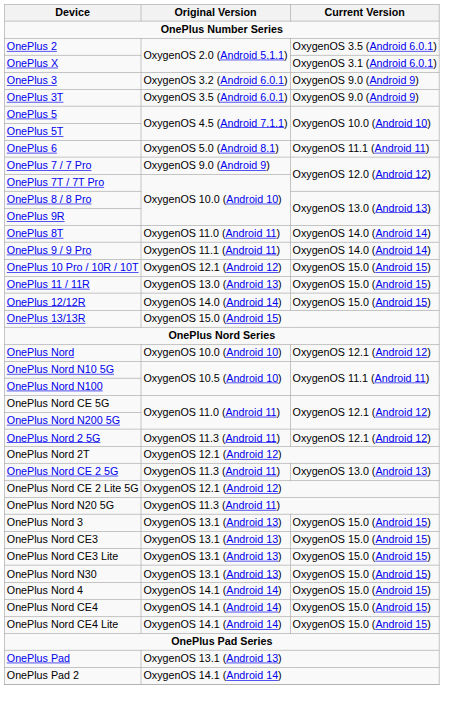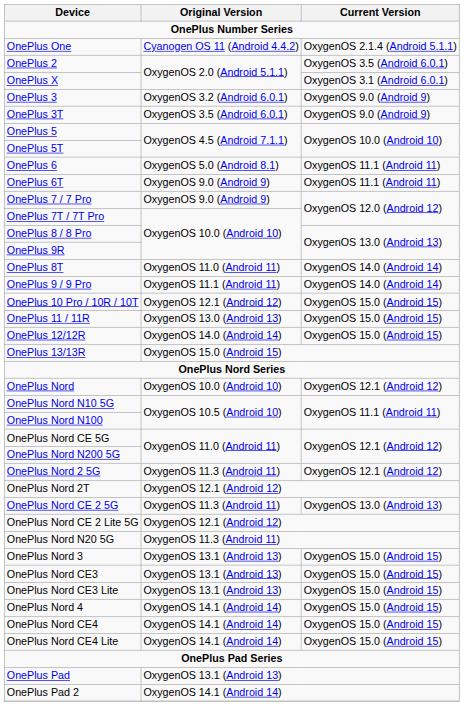+ row: (39, 47)
+ row: (35, 183)
- row: (52, 574)
